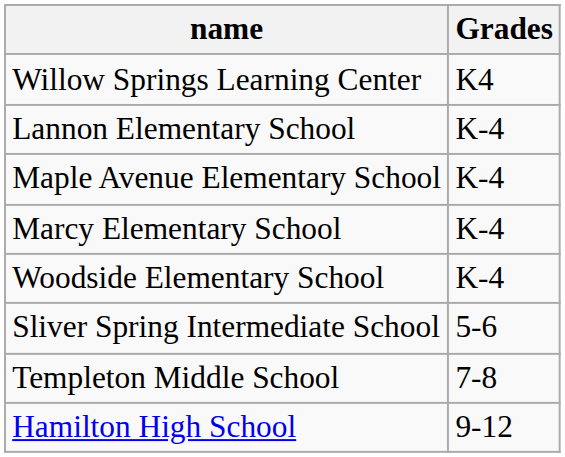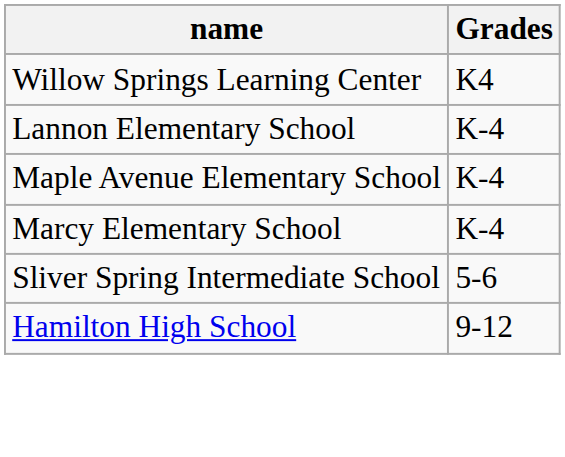- row: (198, 278)
- row: (176, 377)
